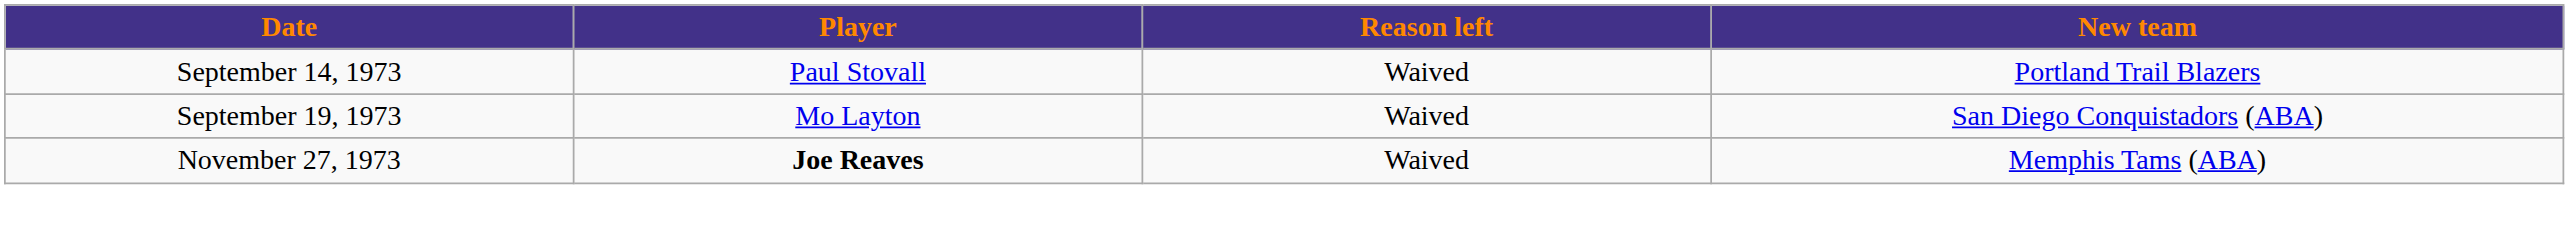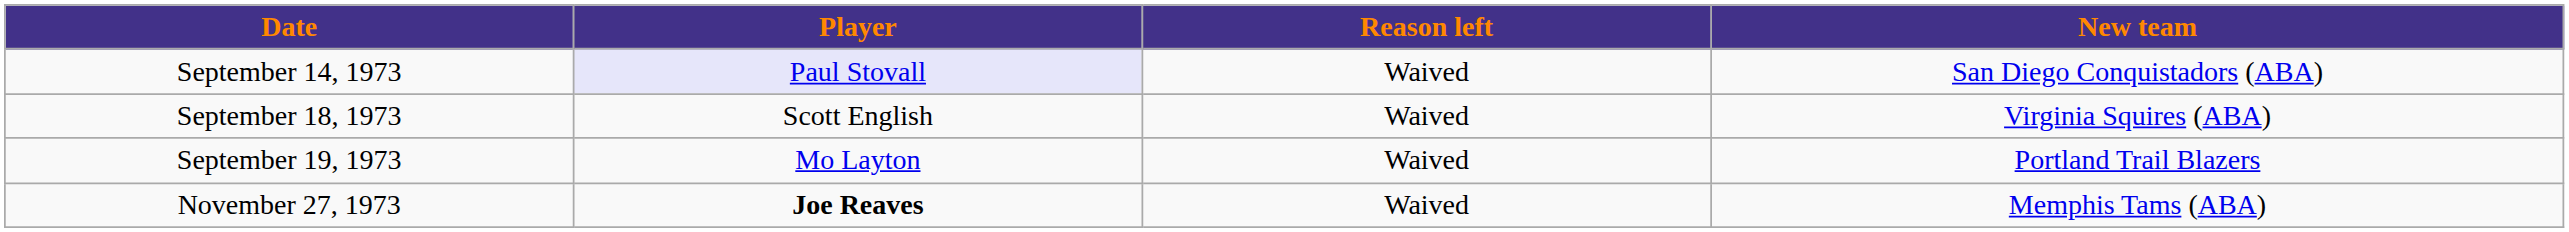(858, 71) no background -> (858, 71) lavender background
(2137, 71) Portland Trail Blazers -> (2138, 71) San Diego Conquistadors (ABA)
+ row: (289, 115)
(2138, 115) San Diego Conquistadors (ABA) -> (2137, 159) Portland Trail Blazers
